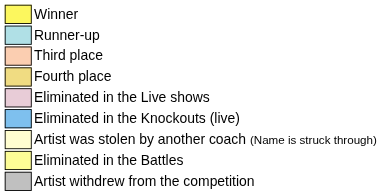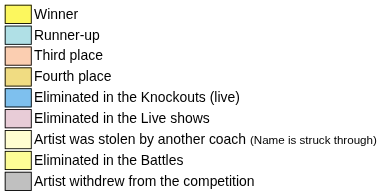rows swapped: (122, 97) <-> (137, 118)
